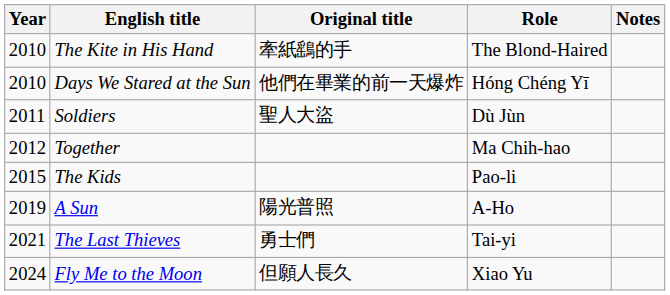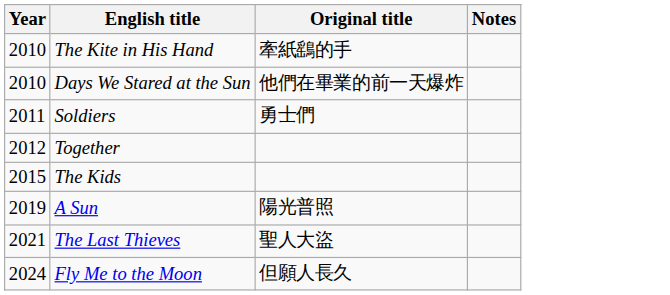- column: (540, 19)
(296, 115) 聖人大盜 -> (287, 115) 勇士們
(287, 240) 勇士們 -> (296, 240) 聖人大盜
